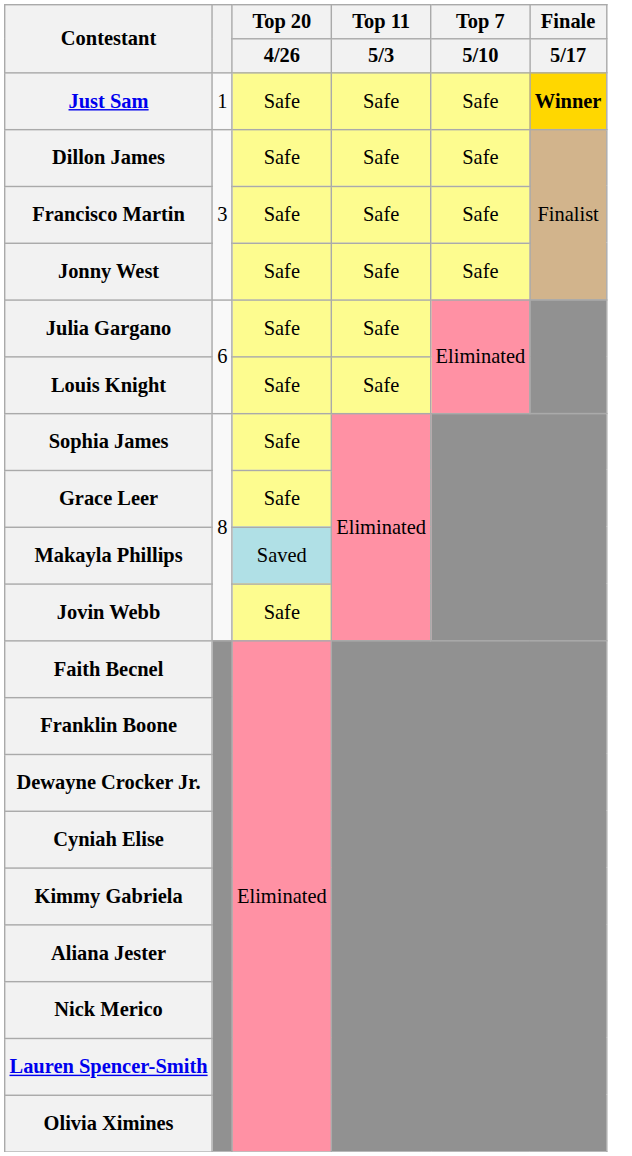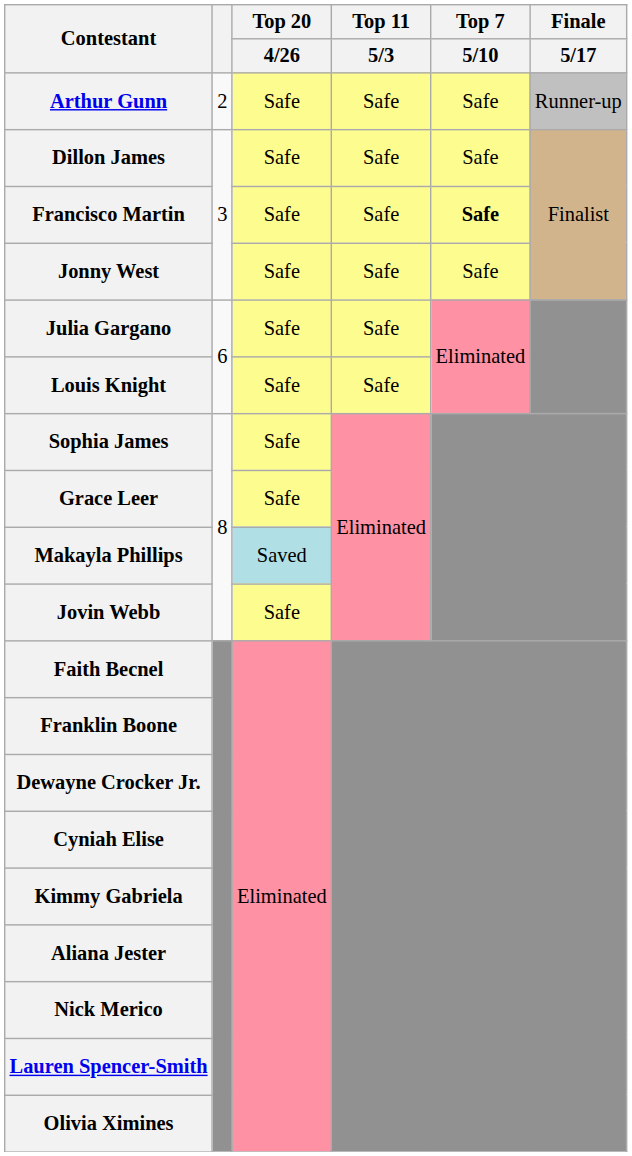- row: (109, 100)
+ row: (109, 100)
(480, 214) normal -> (480, 214) bold
